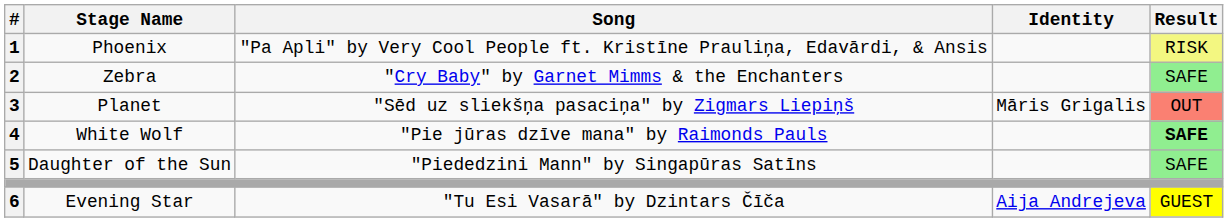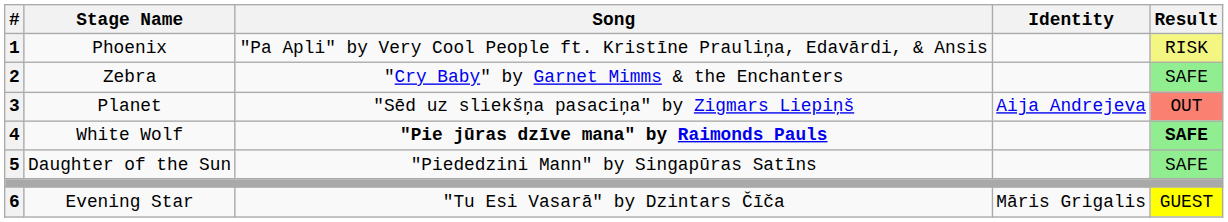(1071, 106) Māris Grigalis -> (1071, 106) Aija Andrejeva
(614, 135) normal -> (614, 135) bold
(1071, 202) Aija Andrejeva -> (1071, 202) Māris Grigalis
